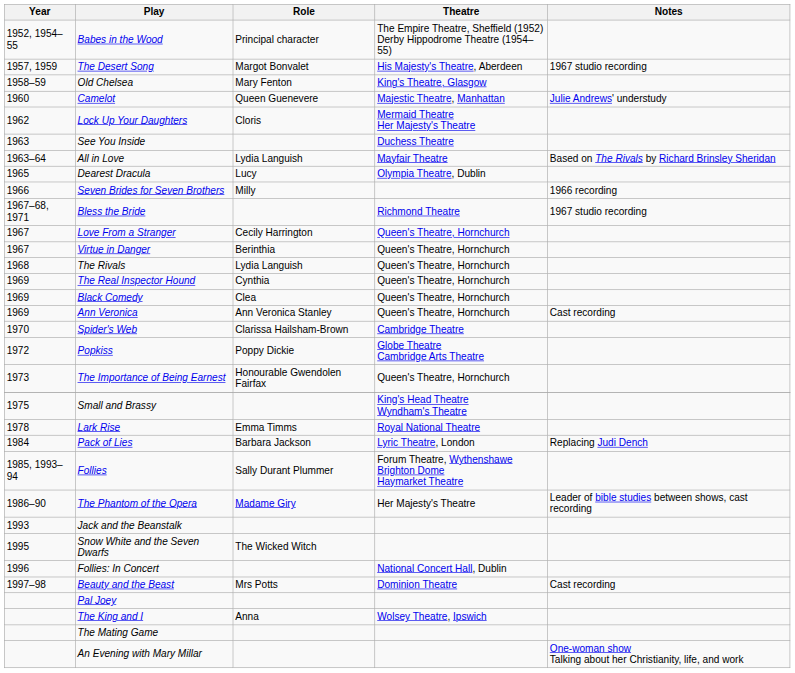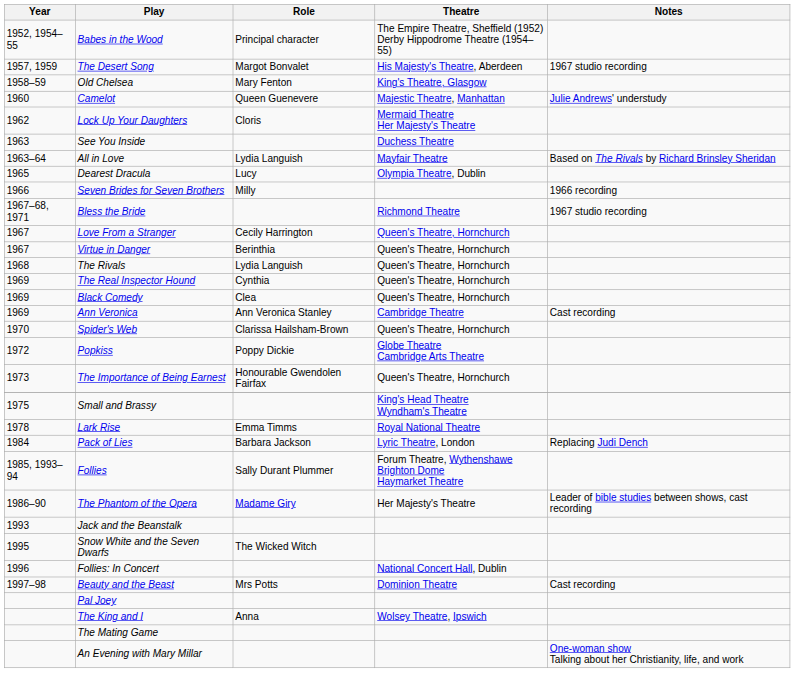(443, 313) Queen's Theatre, Hornchurch -> (421, 313) Cambridge Theatre
(421, 329) Cambridge Theatre -> (443, 329) Queen's Theatre, Hornchurch
